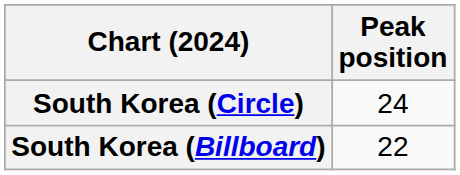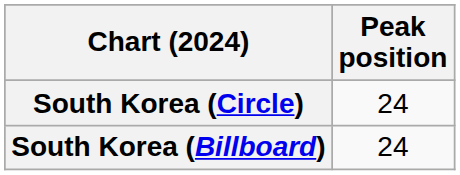(393, 147) 22 -> (393, 147) 24
